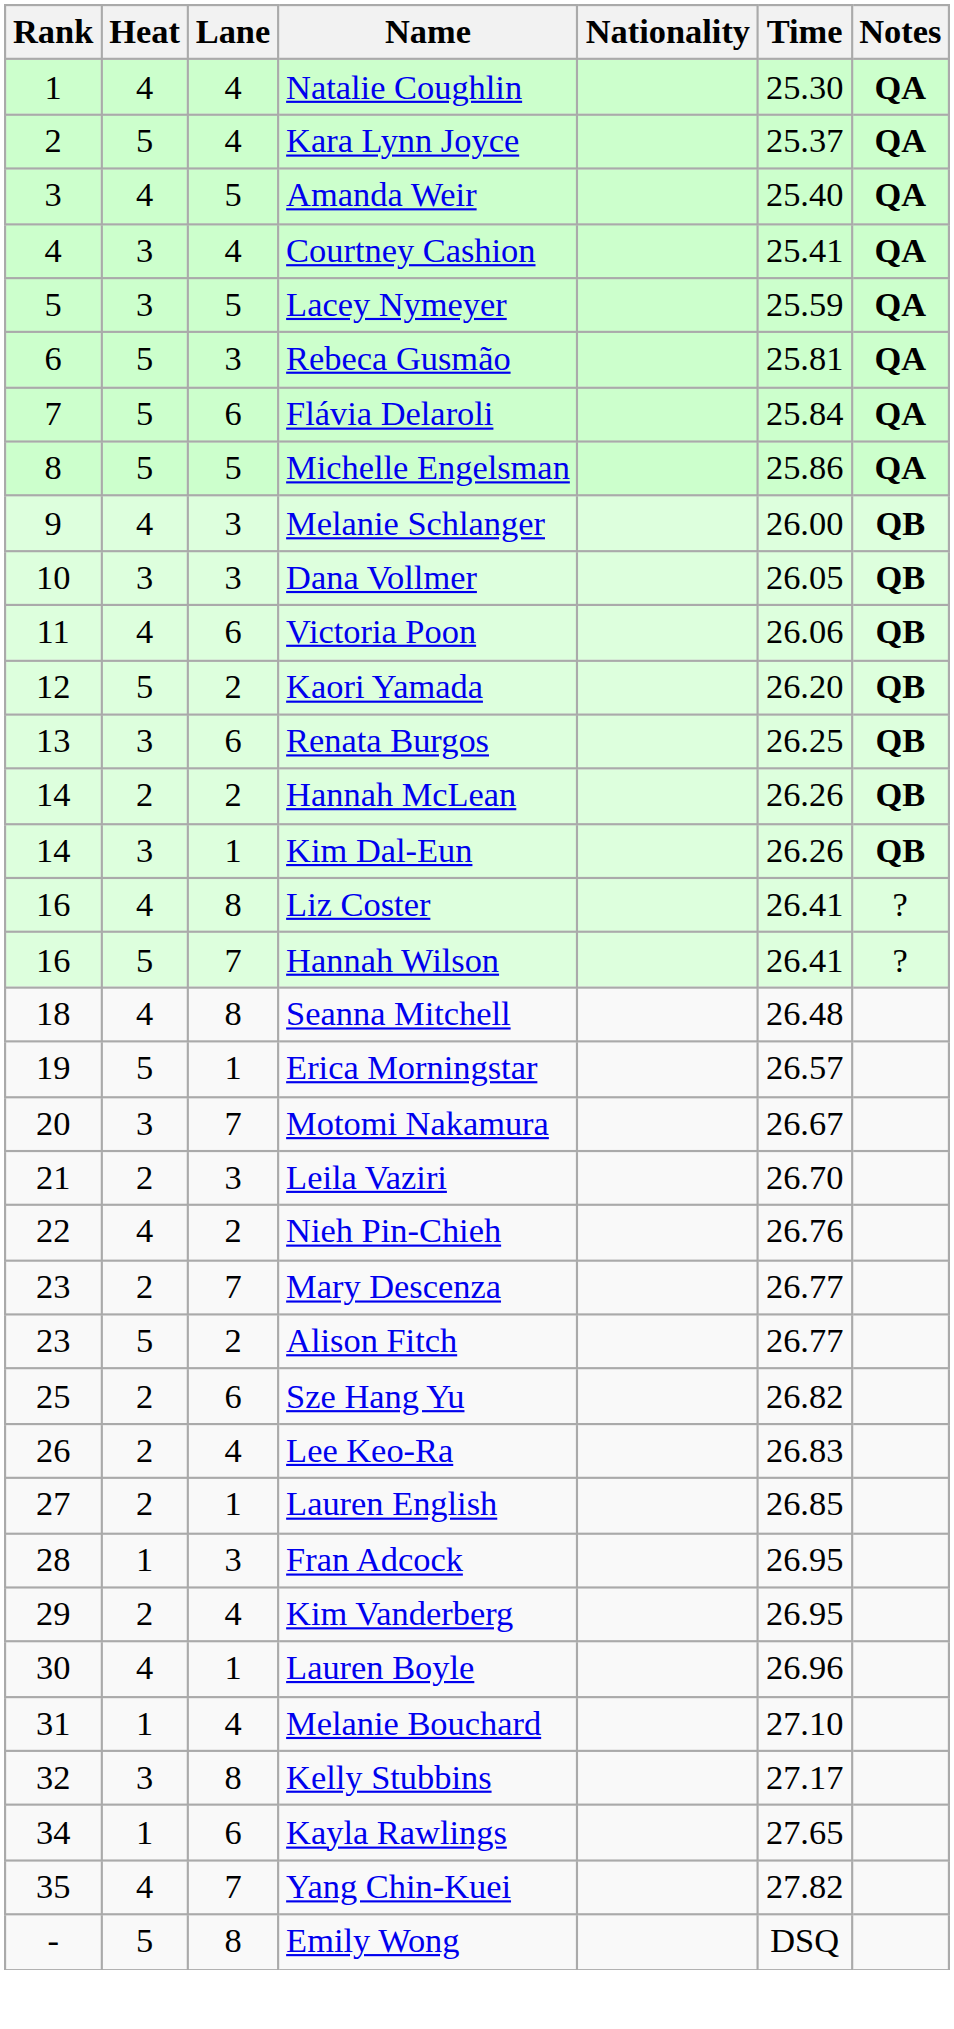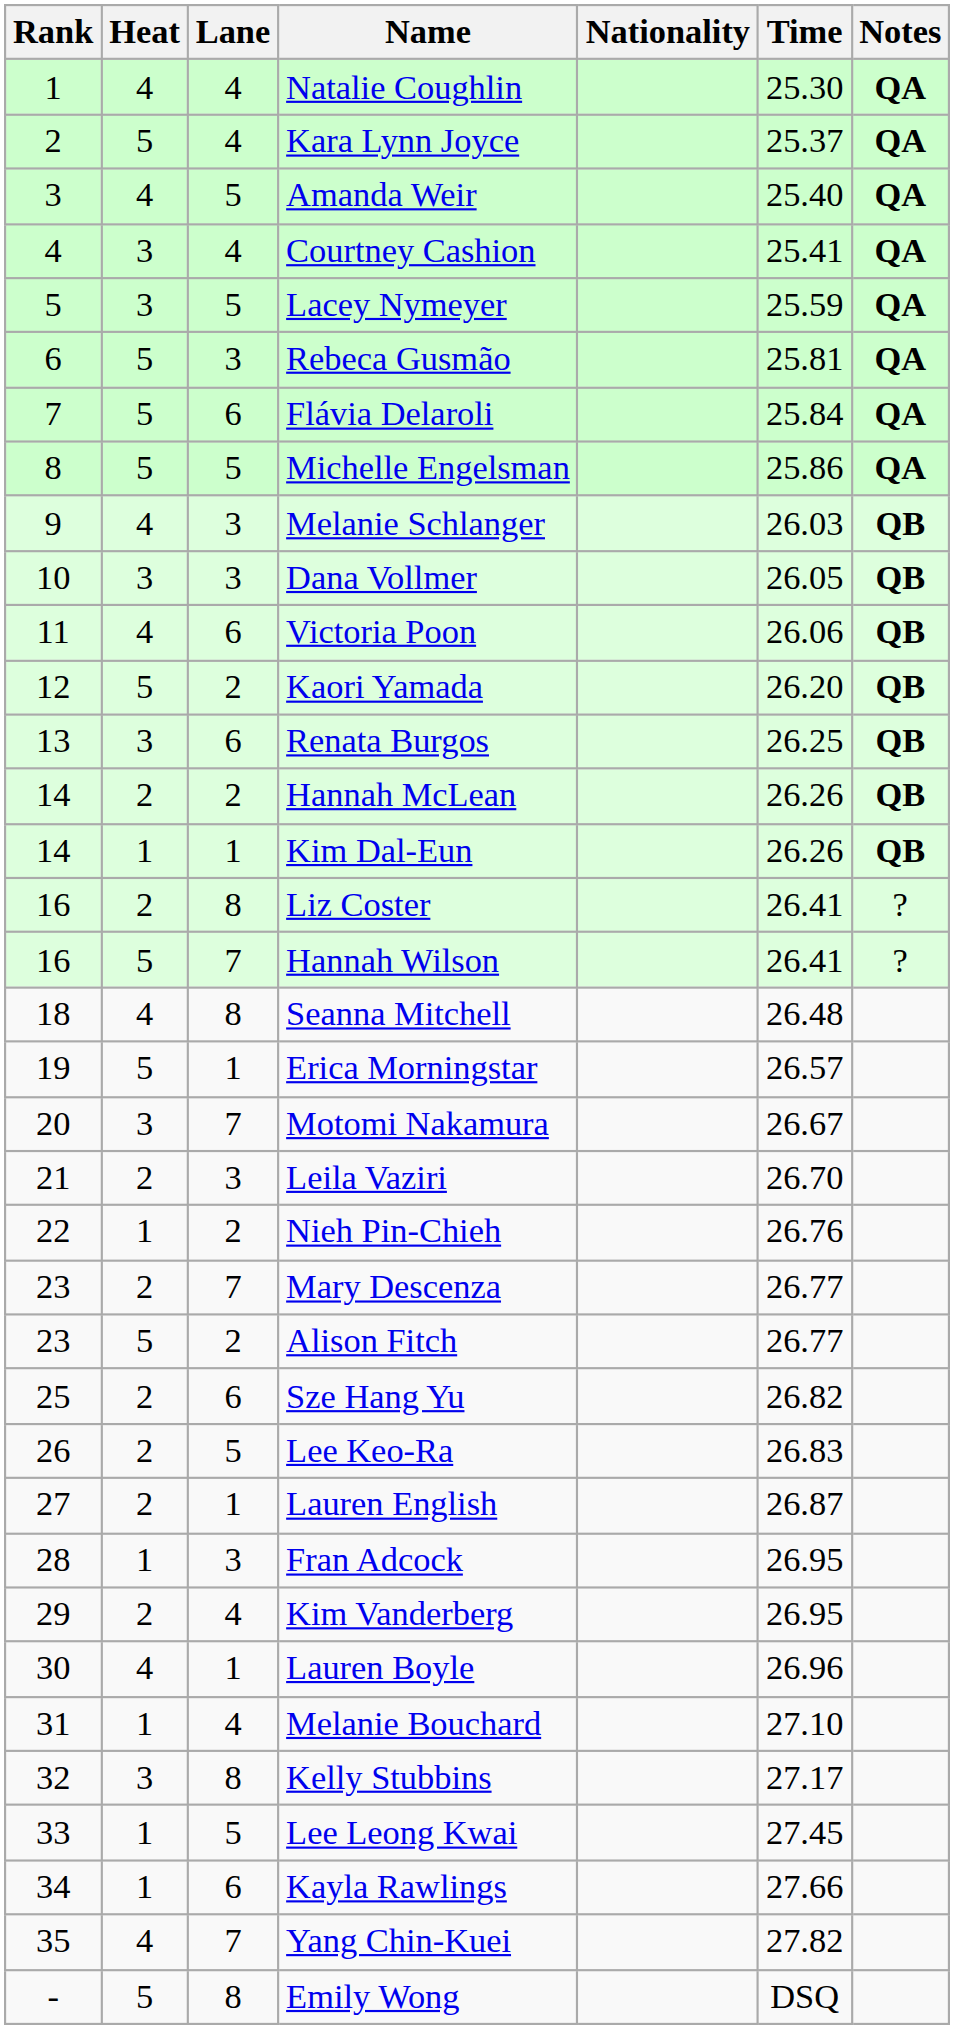(805, 522) 26.00 -> (805, 522) 26.03
(145, 850) 3 -> (145, 850) 1
(145, 904) 4 -> (145, 904) 2
(145, 1232) 4 -> (145, 1232) 1
(233, 1450) 4 -> (233, 1450) 5
(805, 1504) 26.85 -> (805, 1504) 26.87
+ row: (402, 1832)
(805, 1832) 27.65 -> (805, 1886) 27.66
